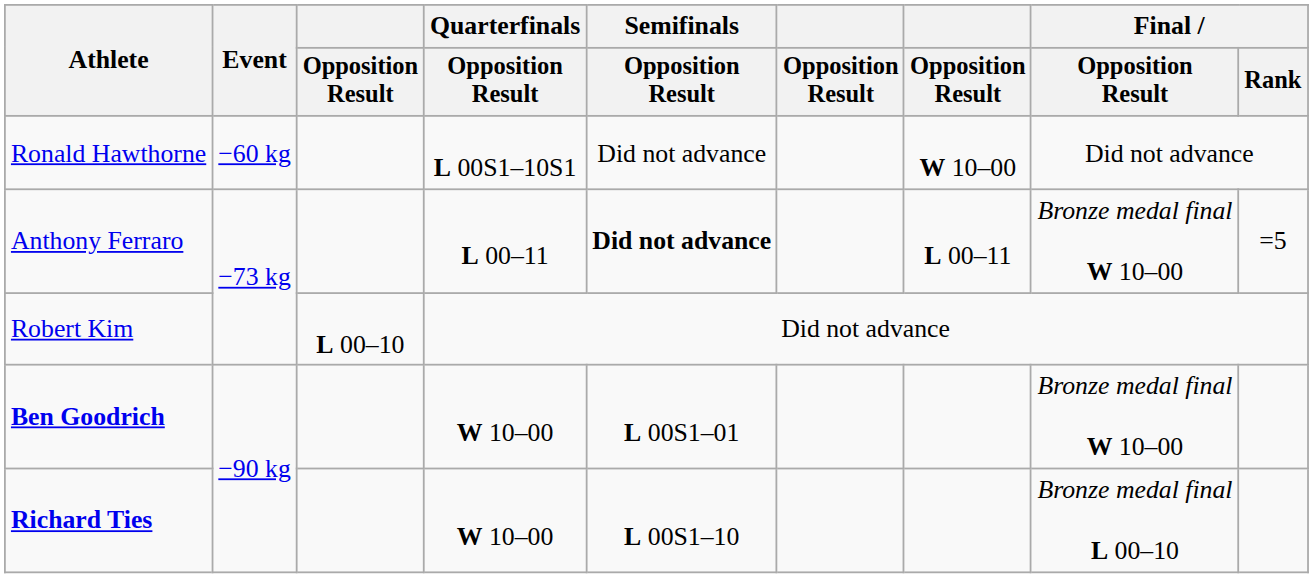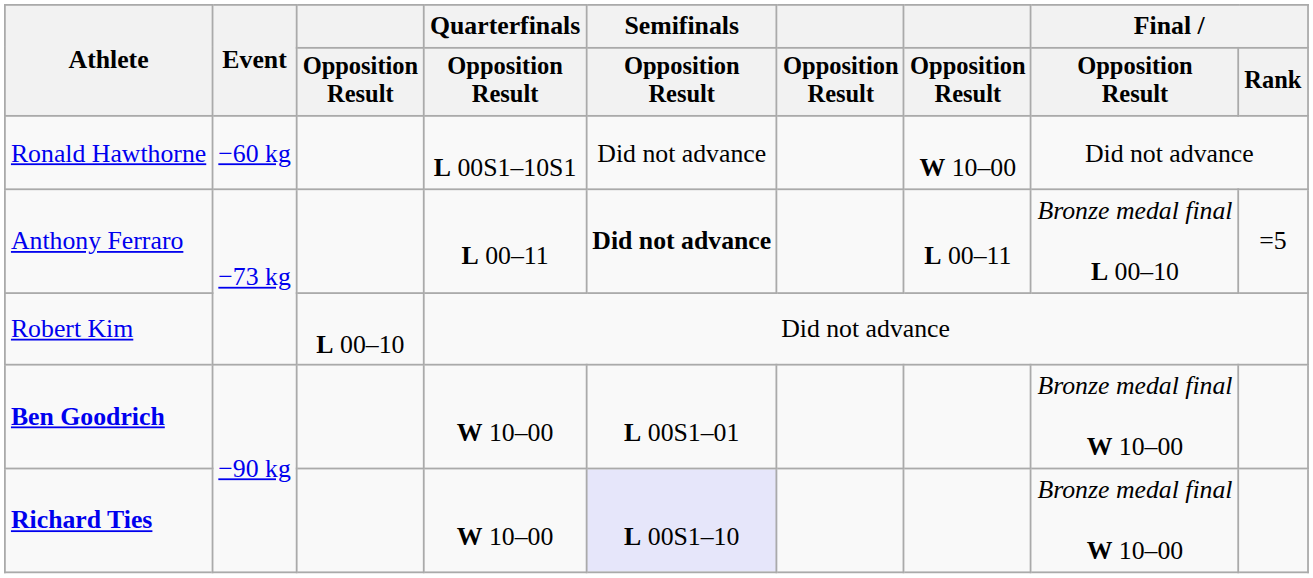(1135, 240) Bronze medal final W 10–00 -> (1135, 240) Bronze medal final L 00–10
(682, 535) no background -> (682, 535) lavender background
(1135, 520) Bronze medal final L 00–10 -> (1135, 520) Bronze medal final W 10–00
